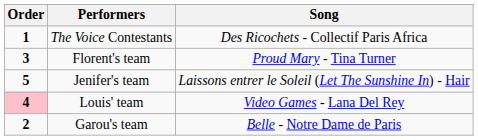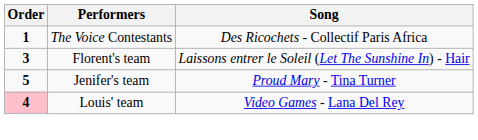(324, 59) Proud Mary - Tina Turner -> (324, 59) Laissons entrer le Soleil (Let The Sunshine In) - Hair
(324, 80) Laissons entrer le Soleil (Let The Sunshine In) - Hair -> (324, 80) Proud Mary - Tina Turner
- row: (111, 124)
